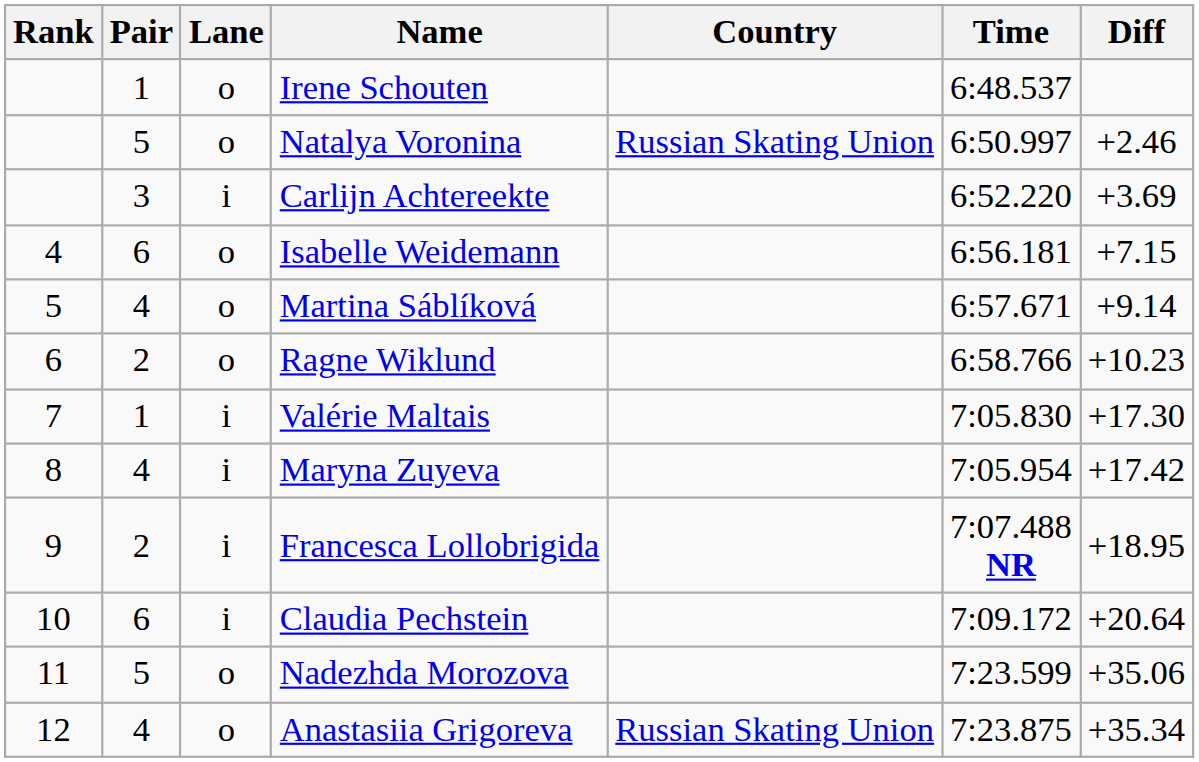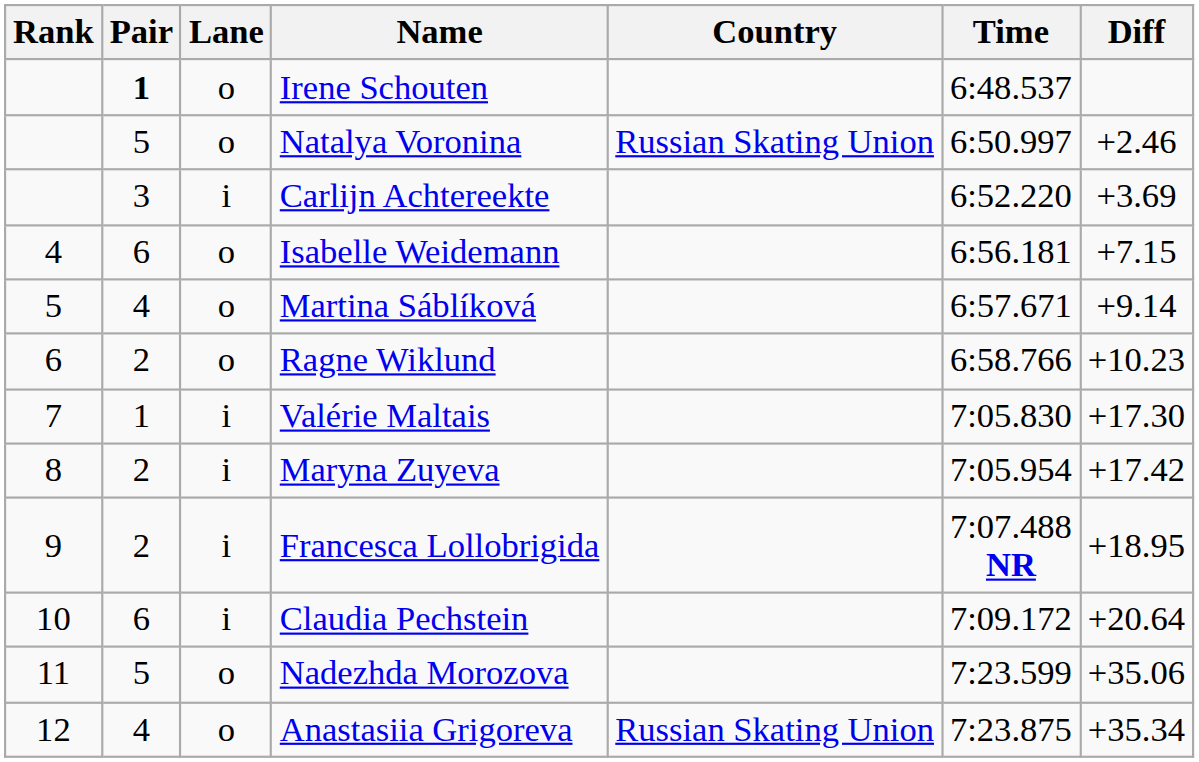(141, 86) normal -> (141, 86) bold
(141, 470) 4 -> (141, 470) 2
